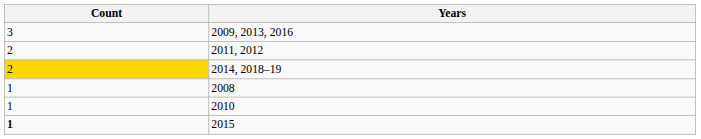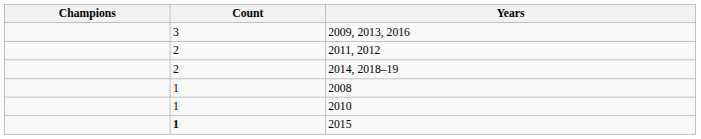+ column: (87, 13)
(10, 69) gold background -> (176, 69) no background
